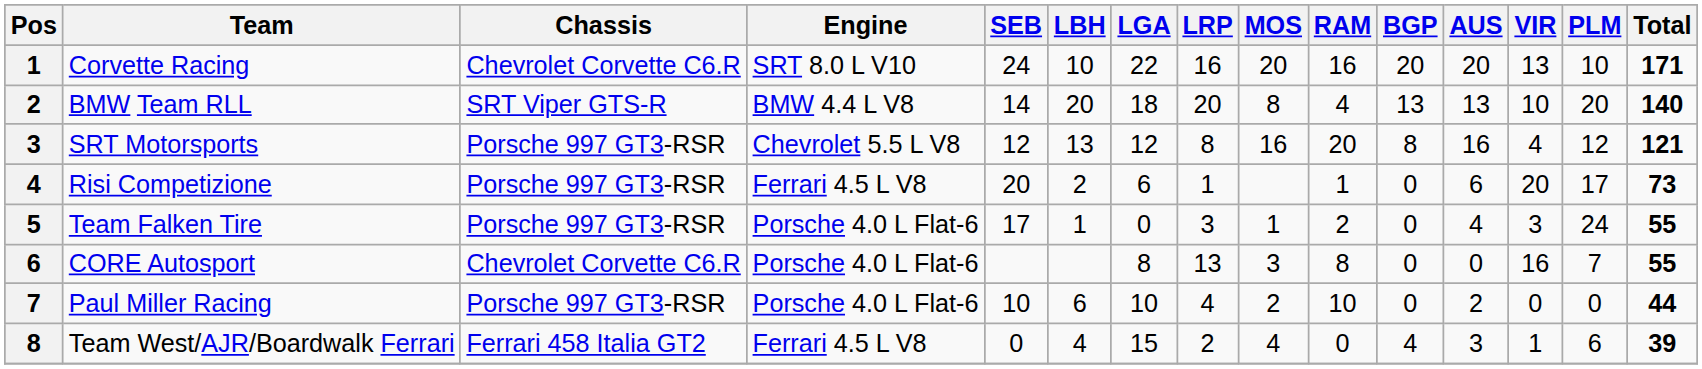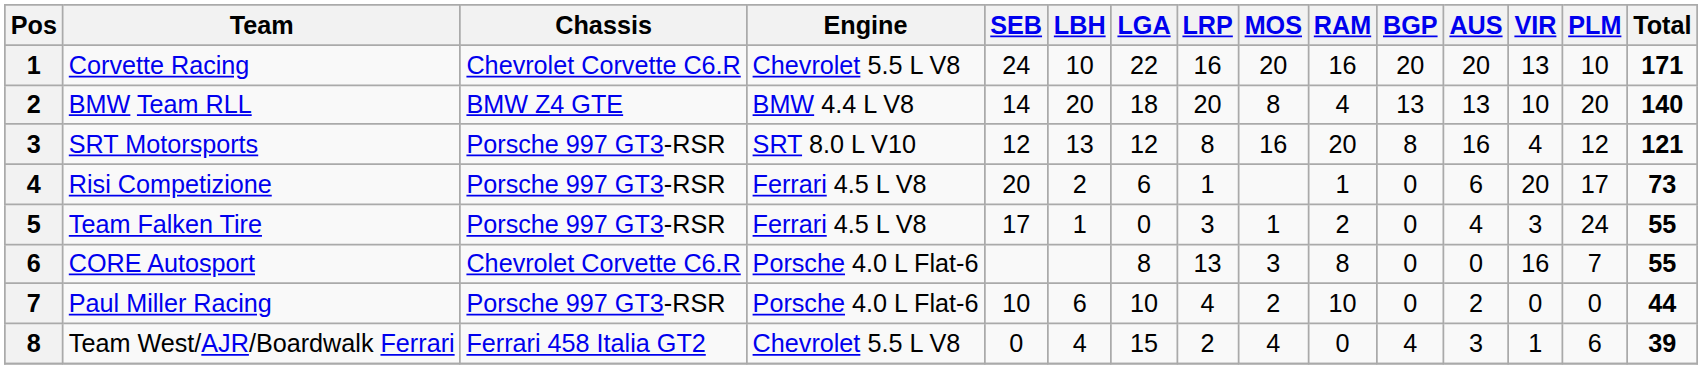(834, 65) SRT 8.0 L V10 -> (856, 65) Chevrolet 5.5 L V8
(567, 105) SRT Viper GTS-R -> (545, 105) BMW Z4 GTE
(856, 145) Chevrolet 5.5 L V8 -> (834, 145) SRT 8.0 L V10
(866, 224) Porsche 4.0 L Flat-6 -> (840, 224) Ferrari 4.5 L V8
(840, 344) Ferrari 4.5 L V8 -> (856, 344) Chevrolet 5.5 L V8
